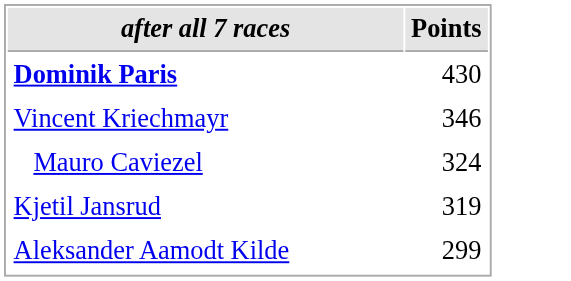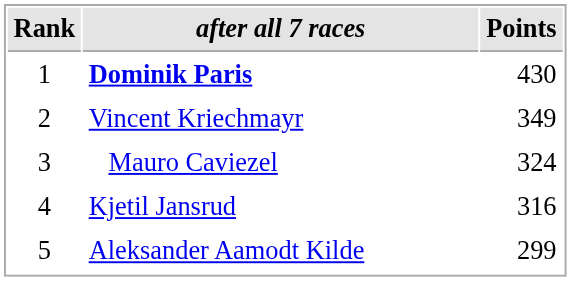+ column: (44, 28)
(462, 118) 346 -> (537, 118) 349
(462, 207) 319 -> (537, 207) 316
